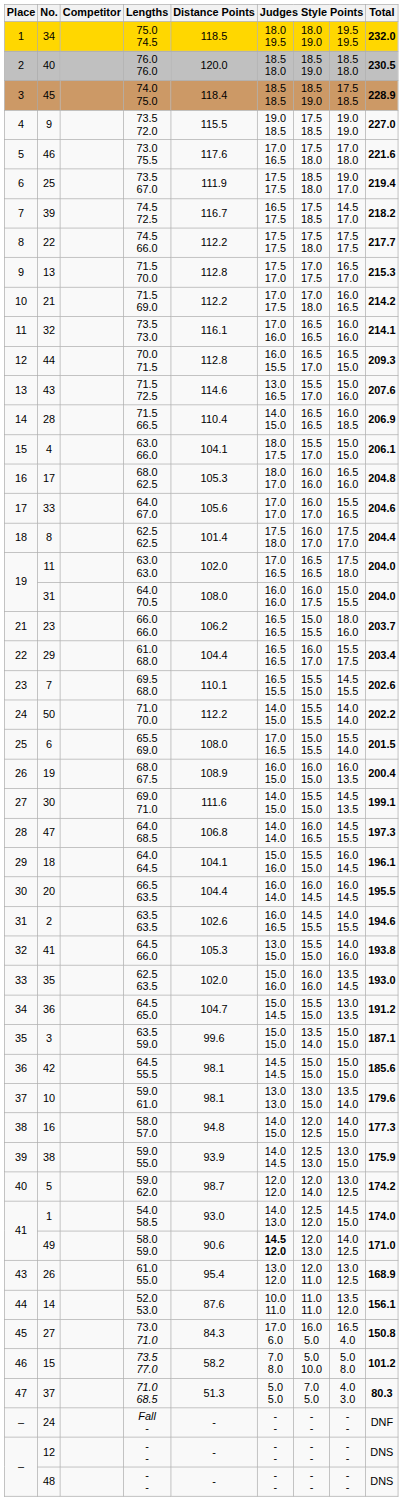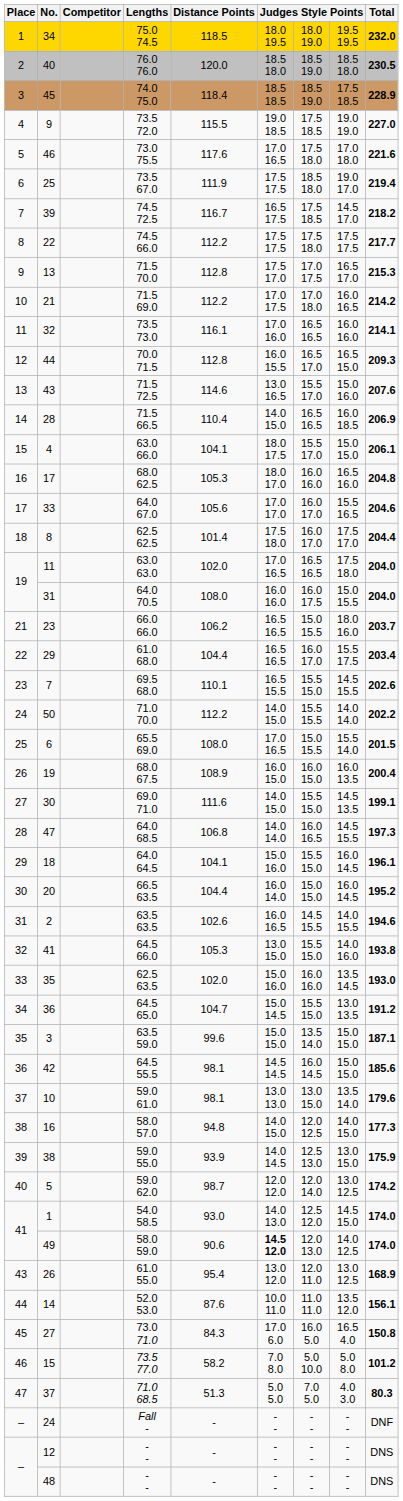(312, 891) 16.0 14.5 -> (312, 891) 15.0 15.0
(382, 891) 195.5 -> (382, 891) 195.2
(312, 1068) 15.0 15.0 -> (312, 1068) 16.0 14.5
(382, 1245) 171.0 -> (382, 1245) 174.0
